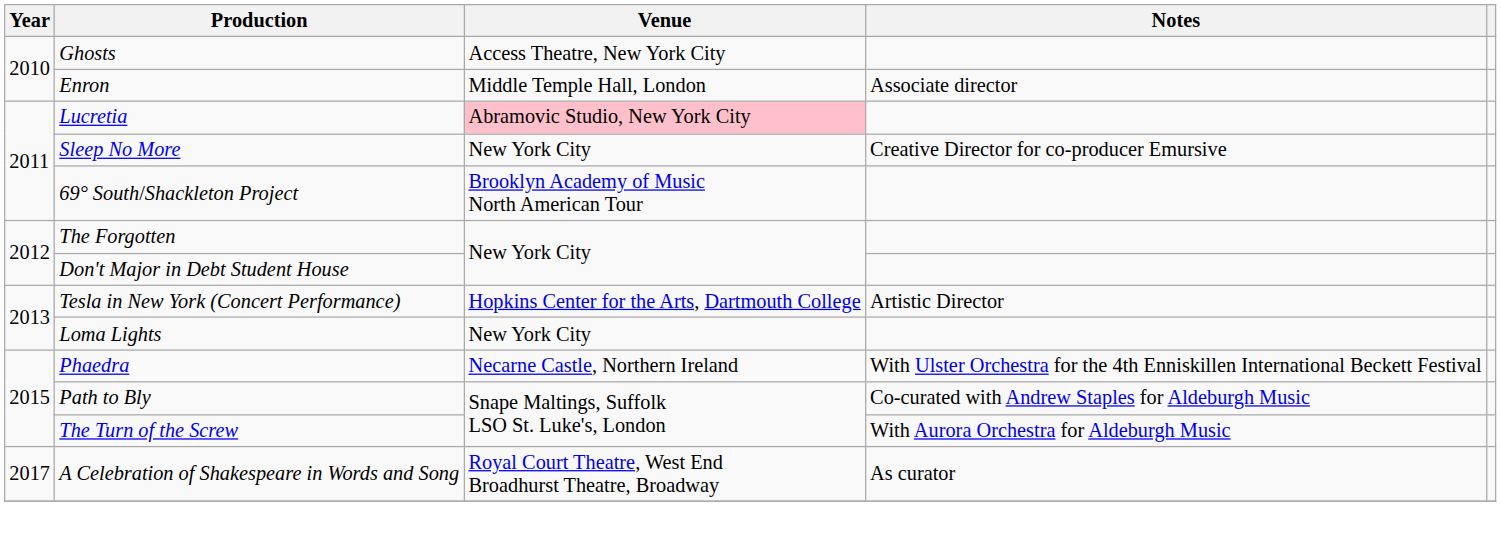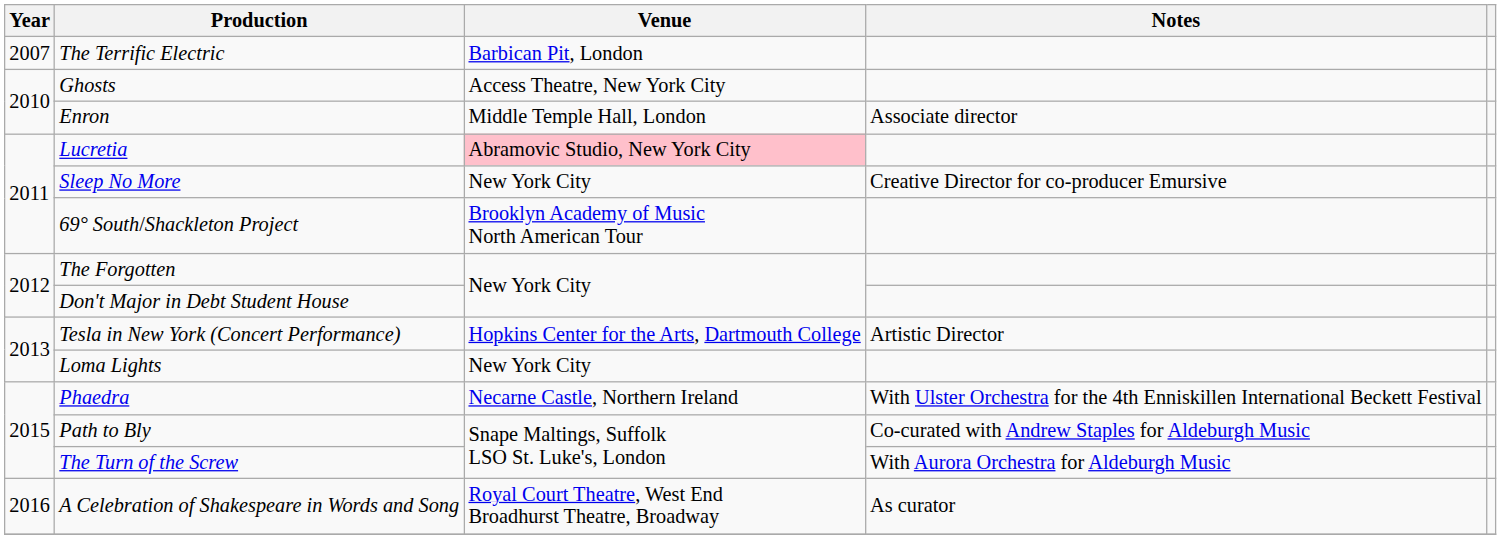+ row: (142, 52)
(30, 473) 2017 -> (30, 506) 2016
